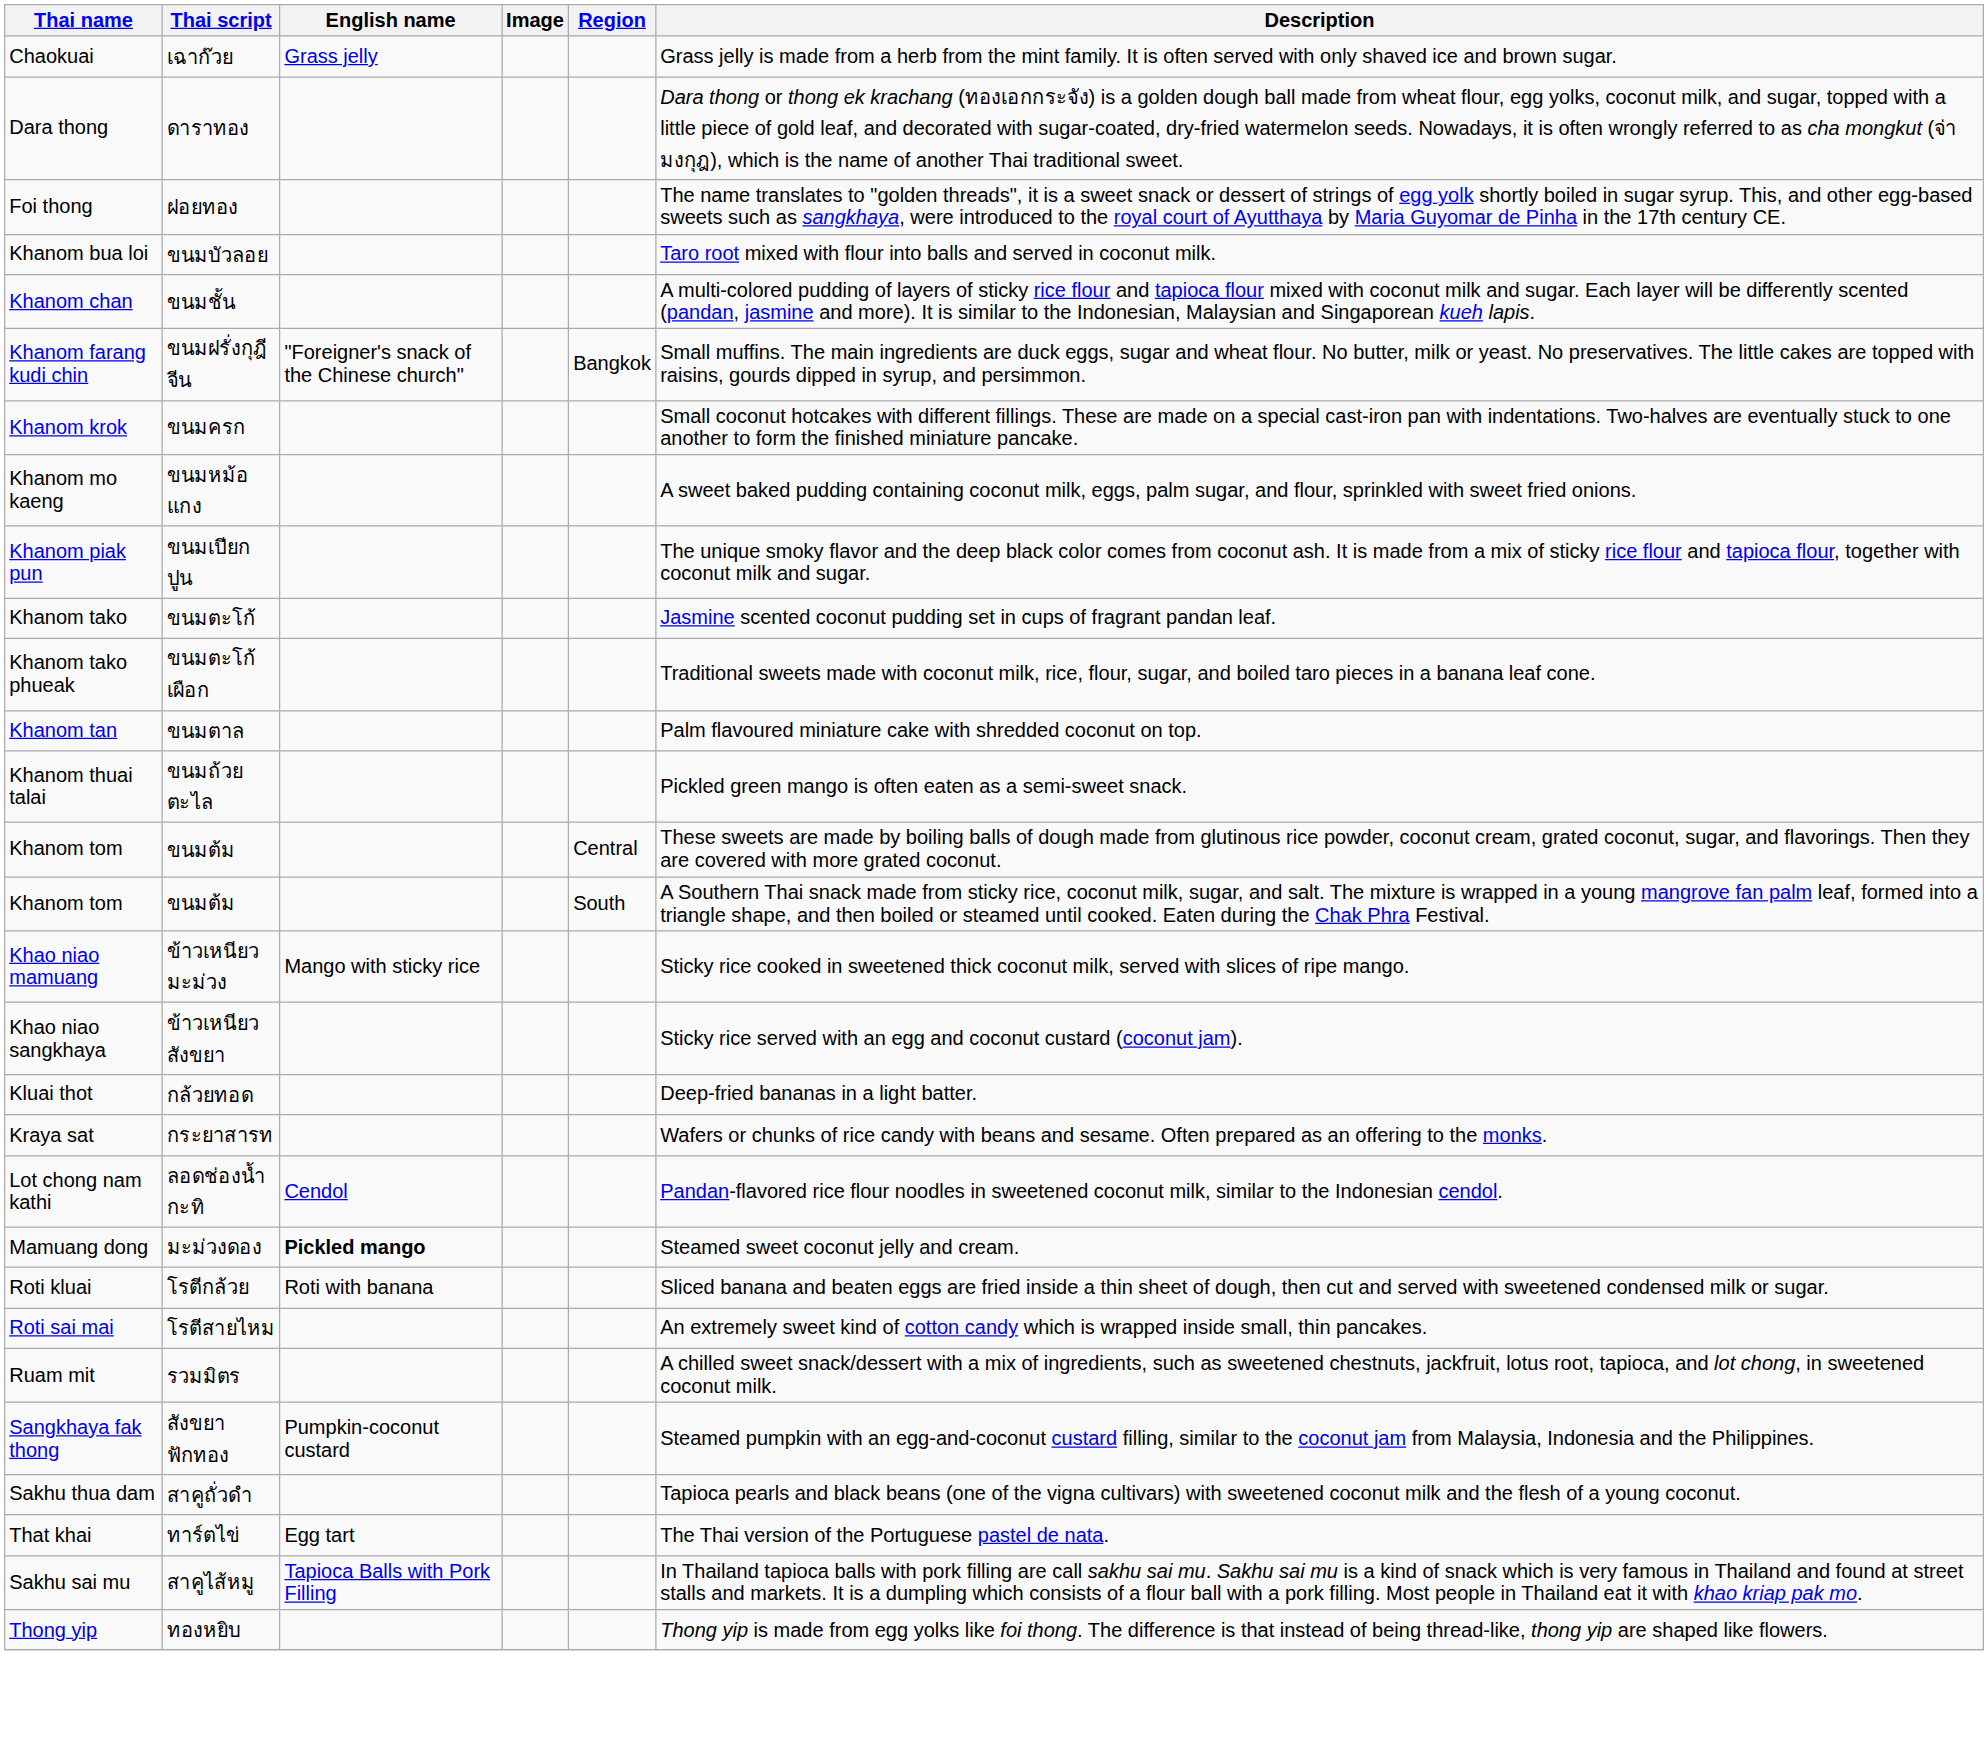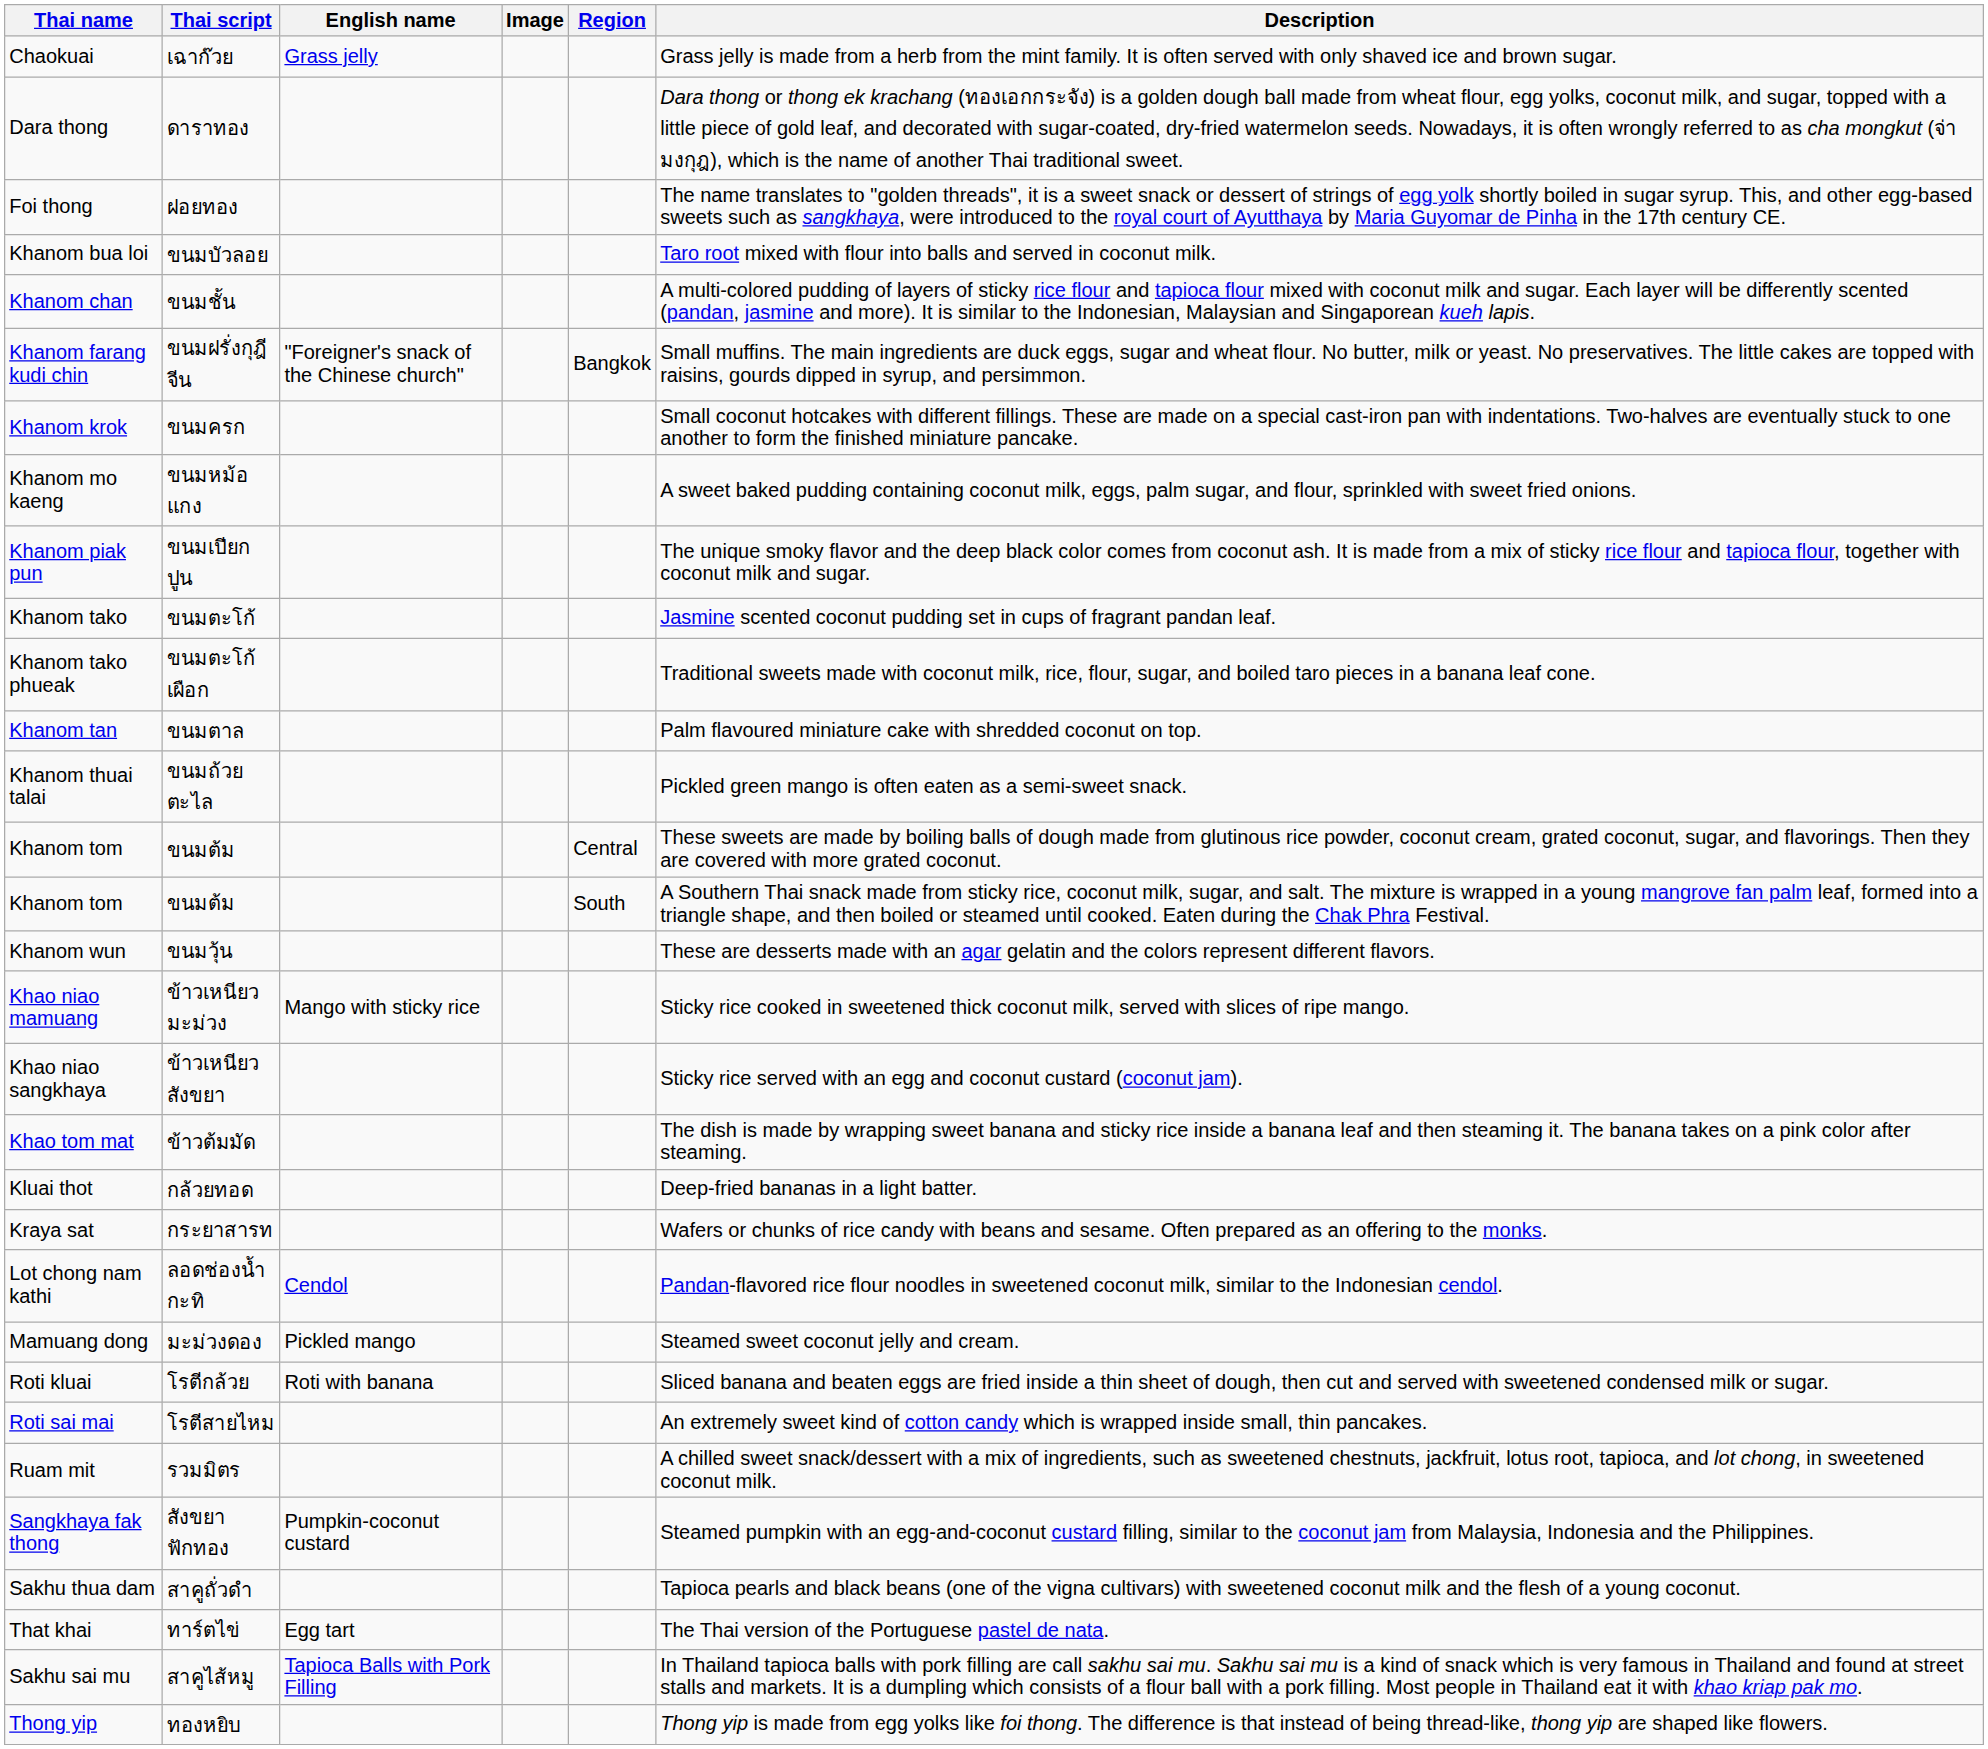+ row: (68, 950)
+ row: (71, 1141)
(355, 1247) bold -> (350, 1341) normal
